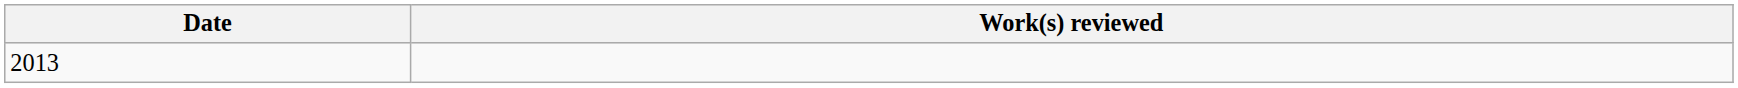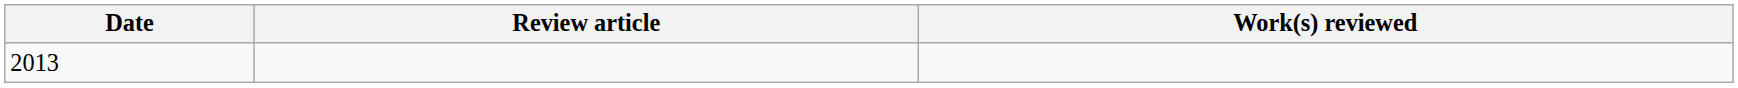+ column: (586, 23)
